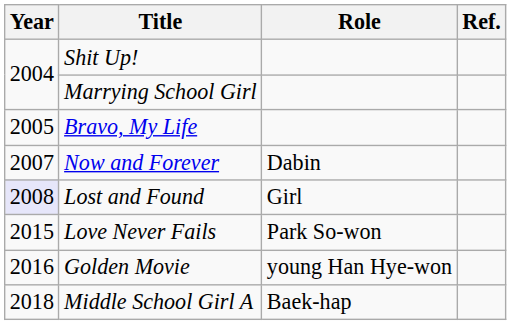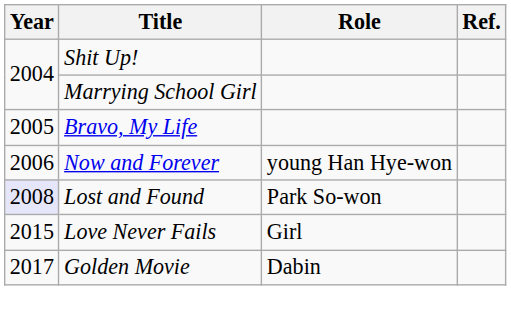(32, 162) 2007 -> (32, 162) 2006
(294, 162) Dabin -> (359, 162) young Han Hye-won
(285, 197) Girl -> (324, 197) Park So-won
(324, 232) Park So-won -> (285, 232) Girl
(32, 267) 2016 -> (32, 267) 2017
(359, 267) young Han Hye-won -> (294, 267) Dabin
- row: (159, 302)
